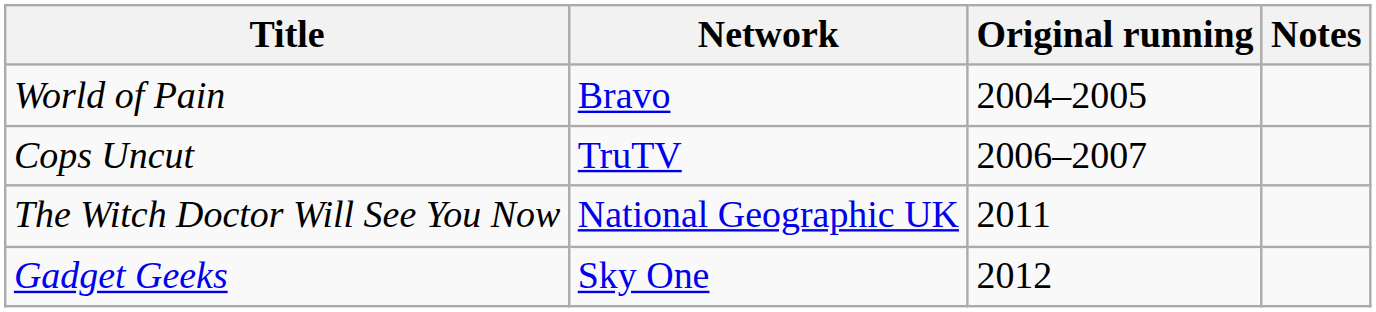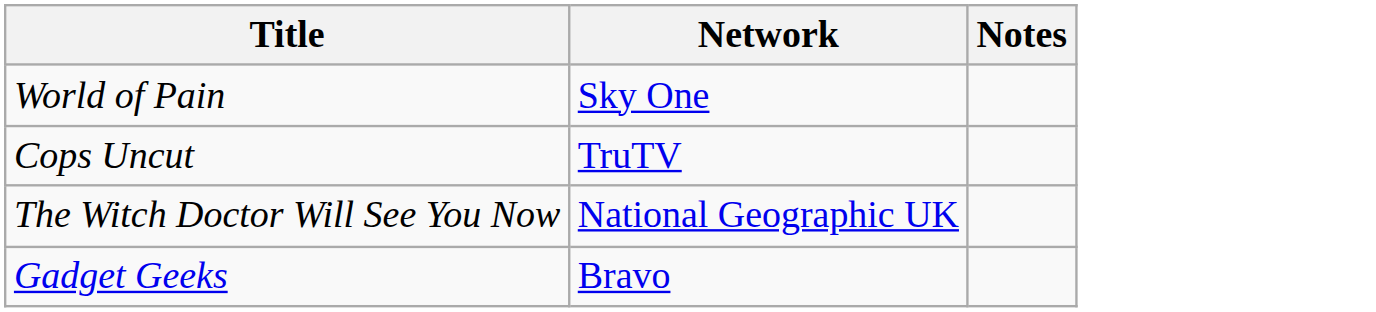- column: (1115, 34)
(624, 94) Bravo -> (644, 94) Sky One
(644, 275) Sky One -> (624, 275) Bravo
